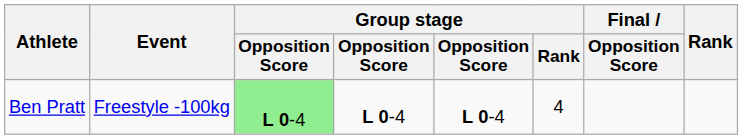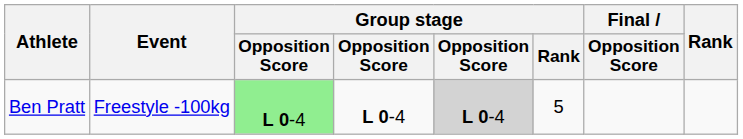(483, 117) no background -> (483, 117) lightgrey background
(559, 107) 4 -> (559, 107) 5
